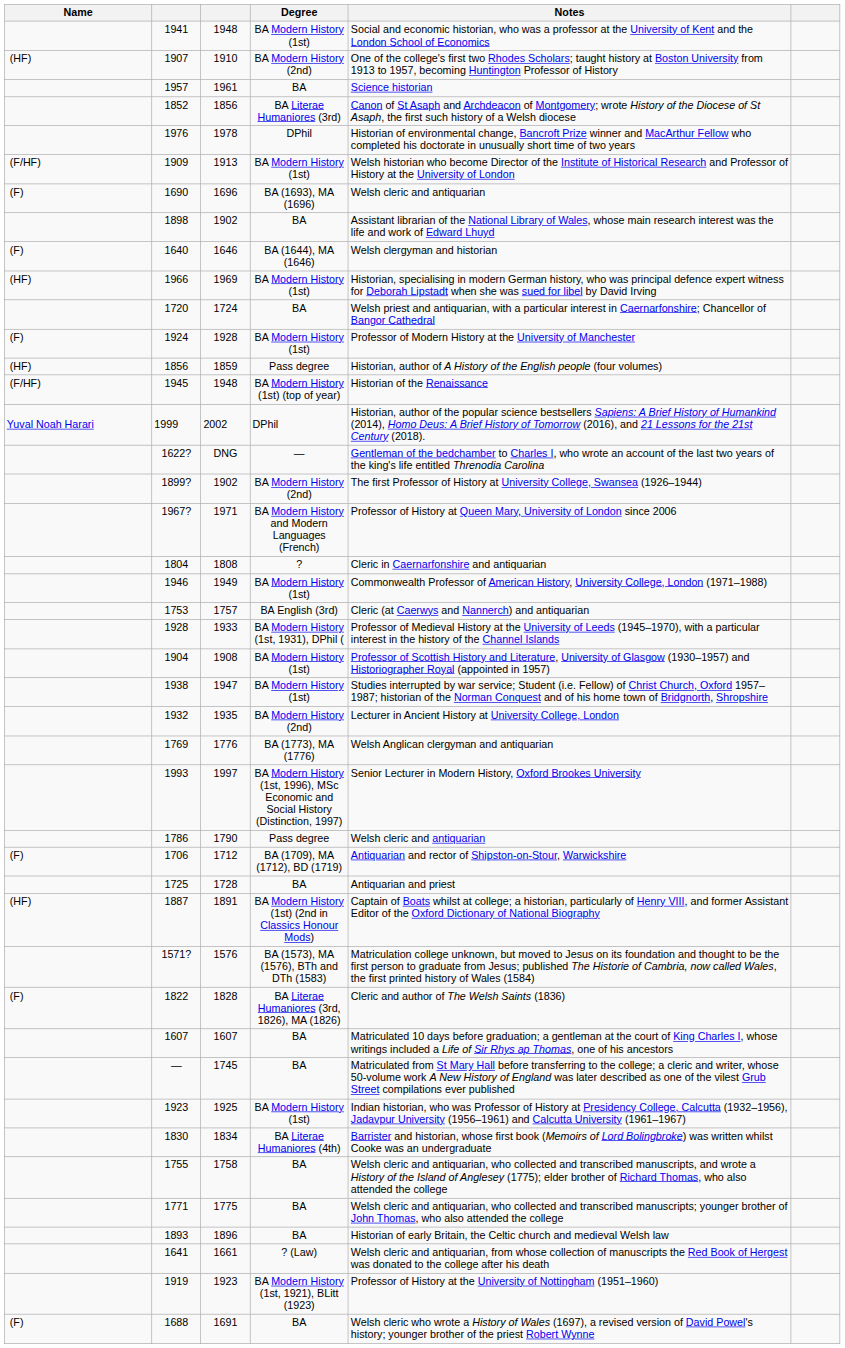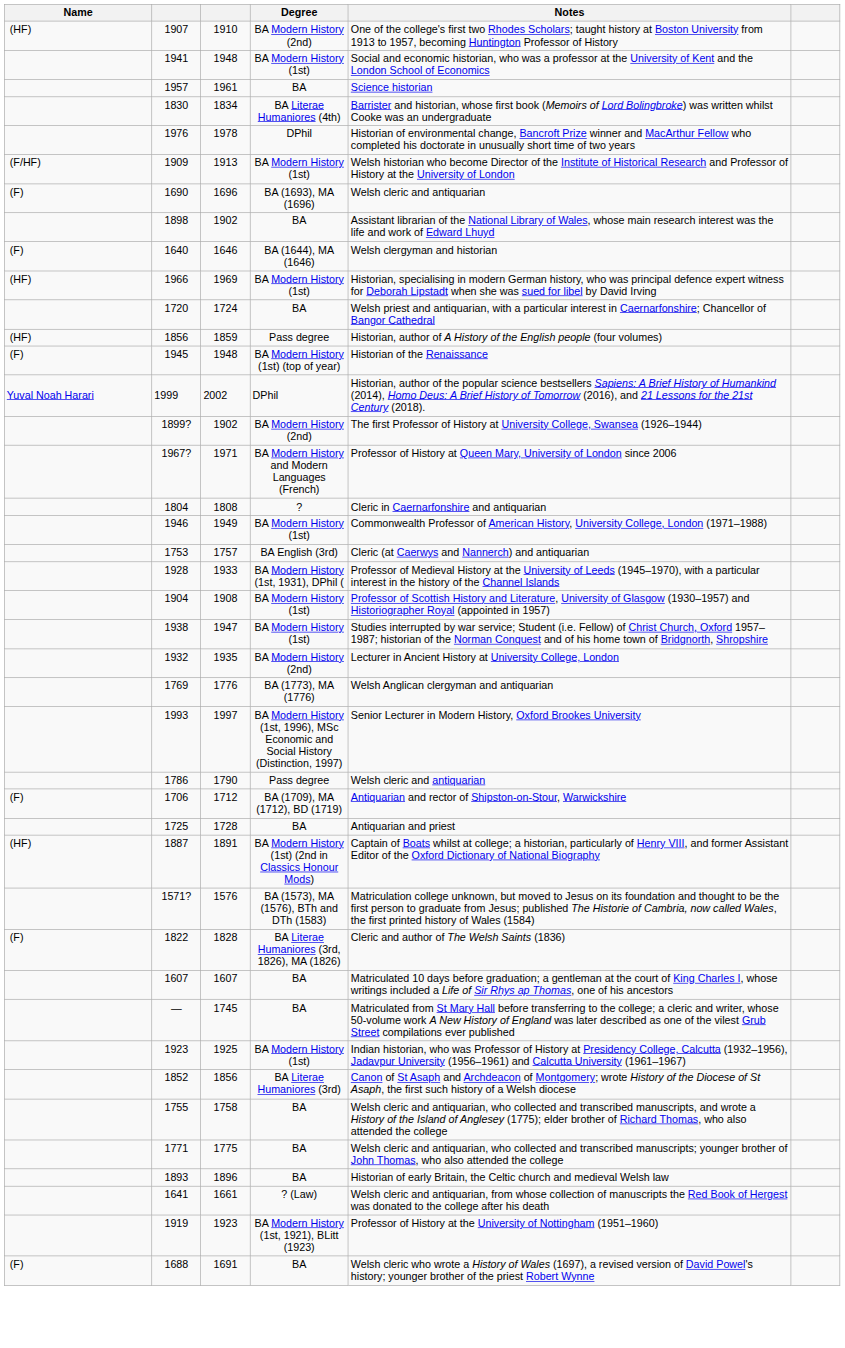rows swapped: (176, 59) <-> (176, 30)
rows swapped: (176, 1136) <-> (176, 105)
- row: (176, 337)
(24, 383) (F/HF) -> (15, 354) (F)
- row: (176, 453)
